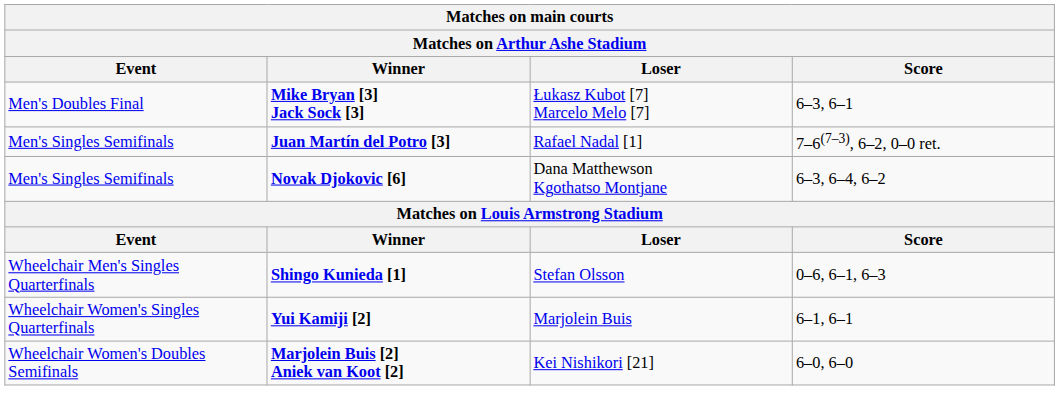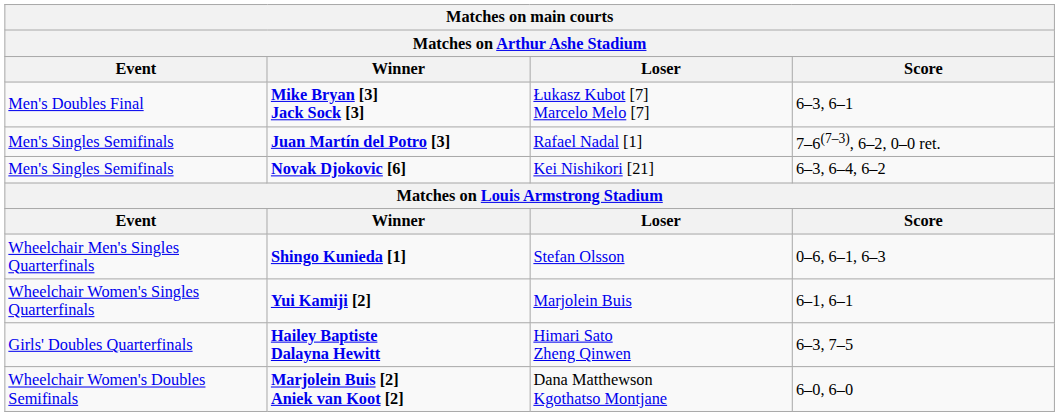(600, 178) Dana Matthewson Kgothatso Montjane -> (594, 169) Kei Nishikori [21]
+ row: (326, 344)
(594, 363) Kei Nishikori [21] -> (600, 389) Dana Matthewson Kgothatso Montjane
